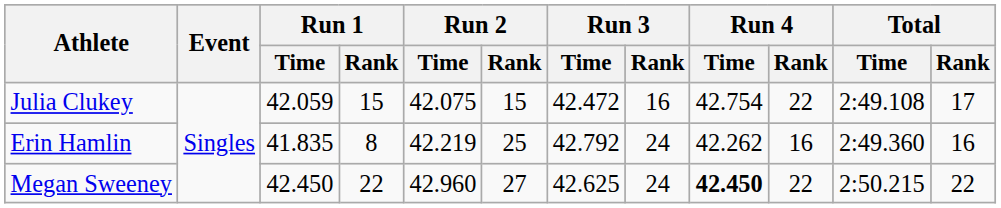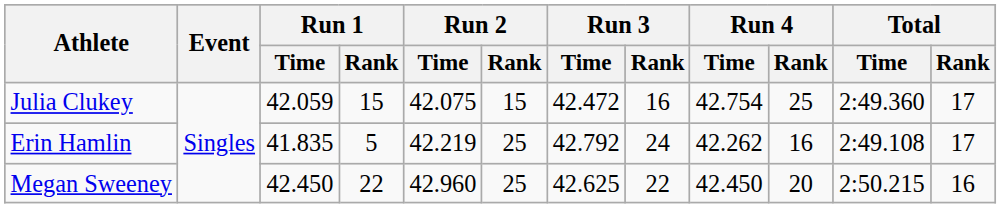(801, 103) 22 -> (801, 103) 25
(882, 103) 2:49.108 -> (882, 103) 2:49.360
(371, 143) 8 -> (371, 143) 5
(882, 143) 2:49.360 -> (882, 143) 2:49.108
(963, 143) 16 -> (963, 143) 17
(515, 183) 27 -> (515, 183) 25
(658, 183) 24 -> (658, 183) 22
(729, 183) bold -> (729, 183) normal
(801, 183) 22 -> (801, 183) 20
(963, 183) 22 -> (963, 183) 16
